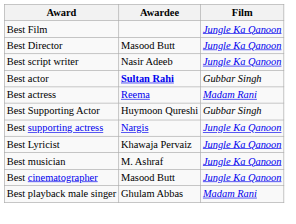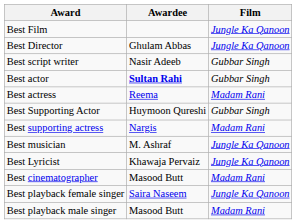(148, 45) Masood Butt -> (160, 45) Ghulam Abbas
(242, 62) Jungle Ka Qanoon -> (240, 62) Gubbar Singh
(242, 128) Jungle Ka Qanoon -> (238, 128) Madam Rani
rows swapped: (36, 161) <-> (33, 144)
(242, 177) Jungle Ka Qanoon -> (238, 177) Madam Rani
+ row: (65, 194)
(152, 194) Ghulam Abbas -> (156, 210) Masood Butt
